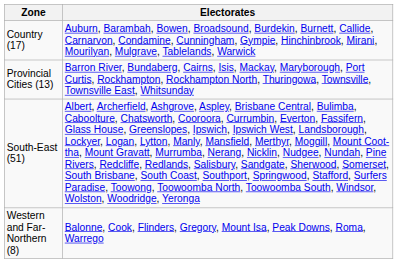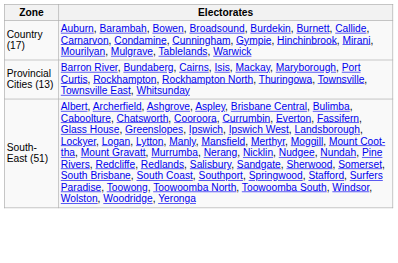- row: (27, 233)
